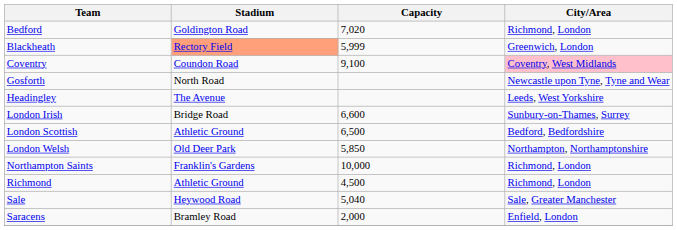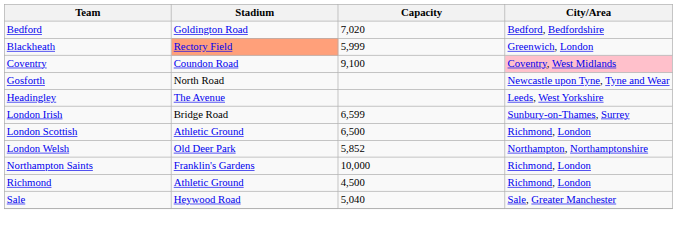(549, 30) Richmond, London -> (556, 30) Bedford, Bedfordshire
(353, 115) 6,600 -> (353, 115) 6,599
(556, 132) Bedford, Bedfordshire -> (549, 132) Richmond, London
(353, 149) 5,850 -> (353, 149) 5,852
- row: (26, 217)
